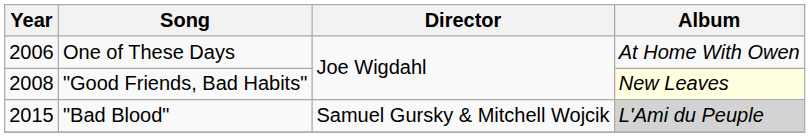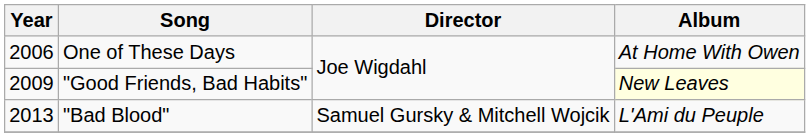(31, 83) 2008 -> (31, 83) 2009
(31, 115) 2015 -> (31, 115) 2013
(691, 115) lightgrey background -> (691, 115) no background
